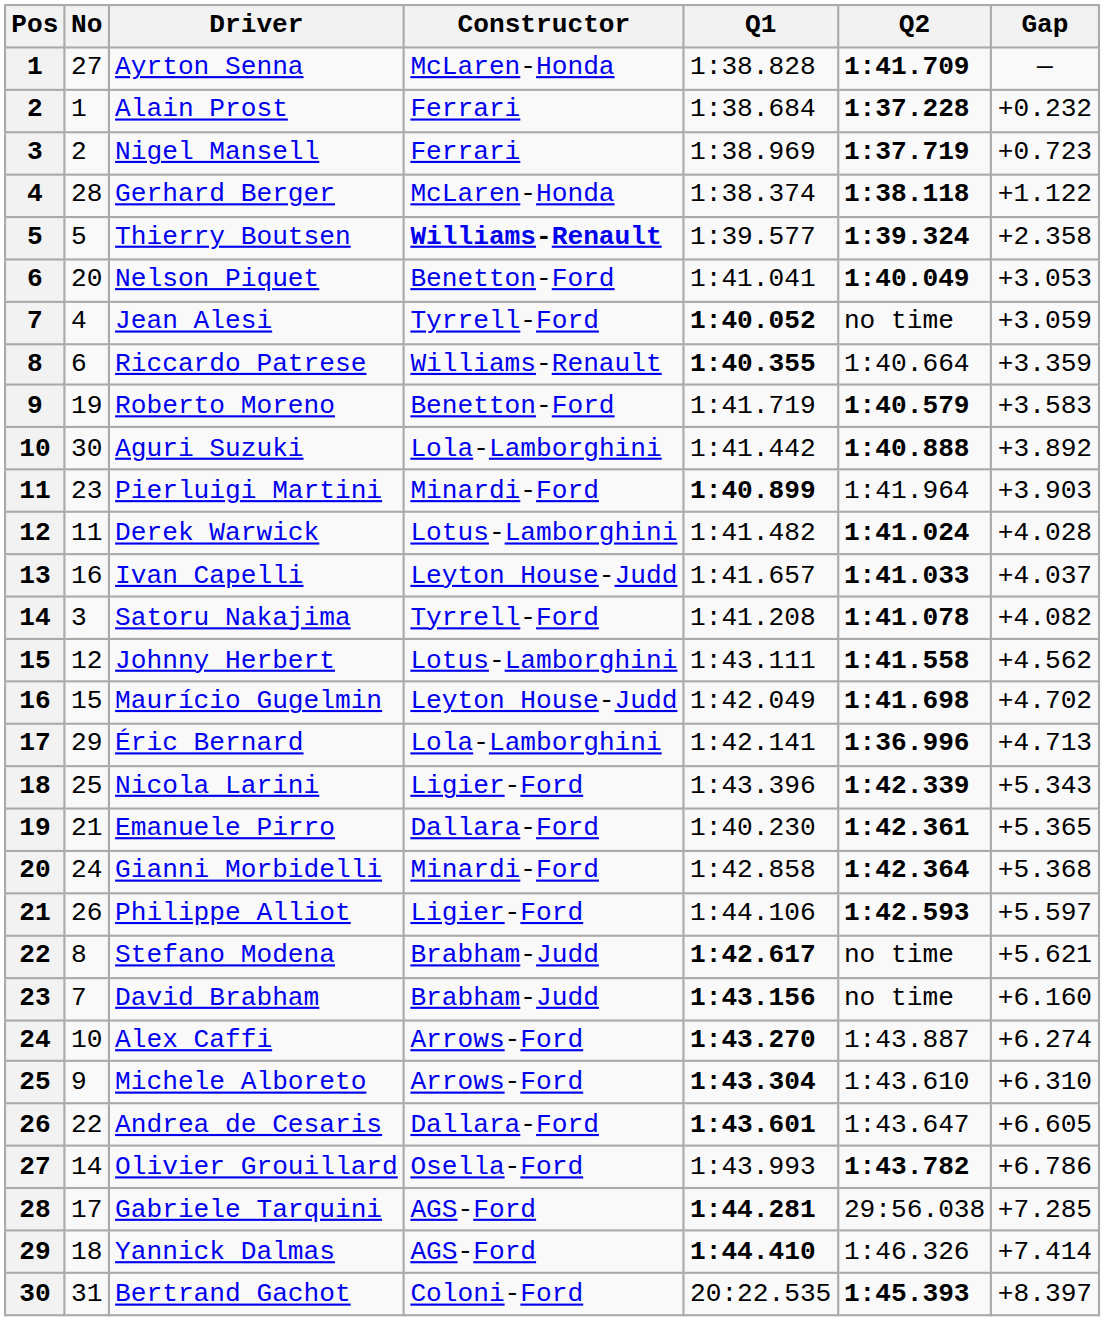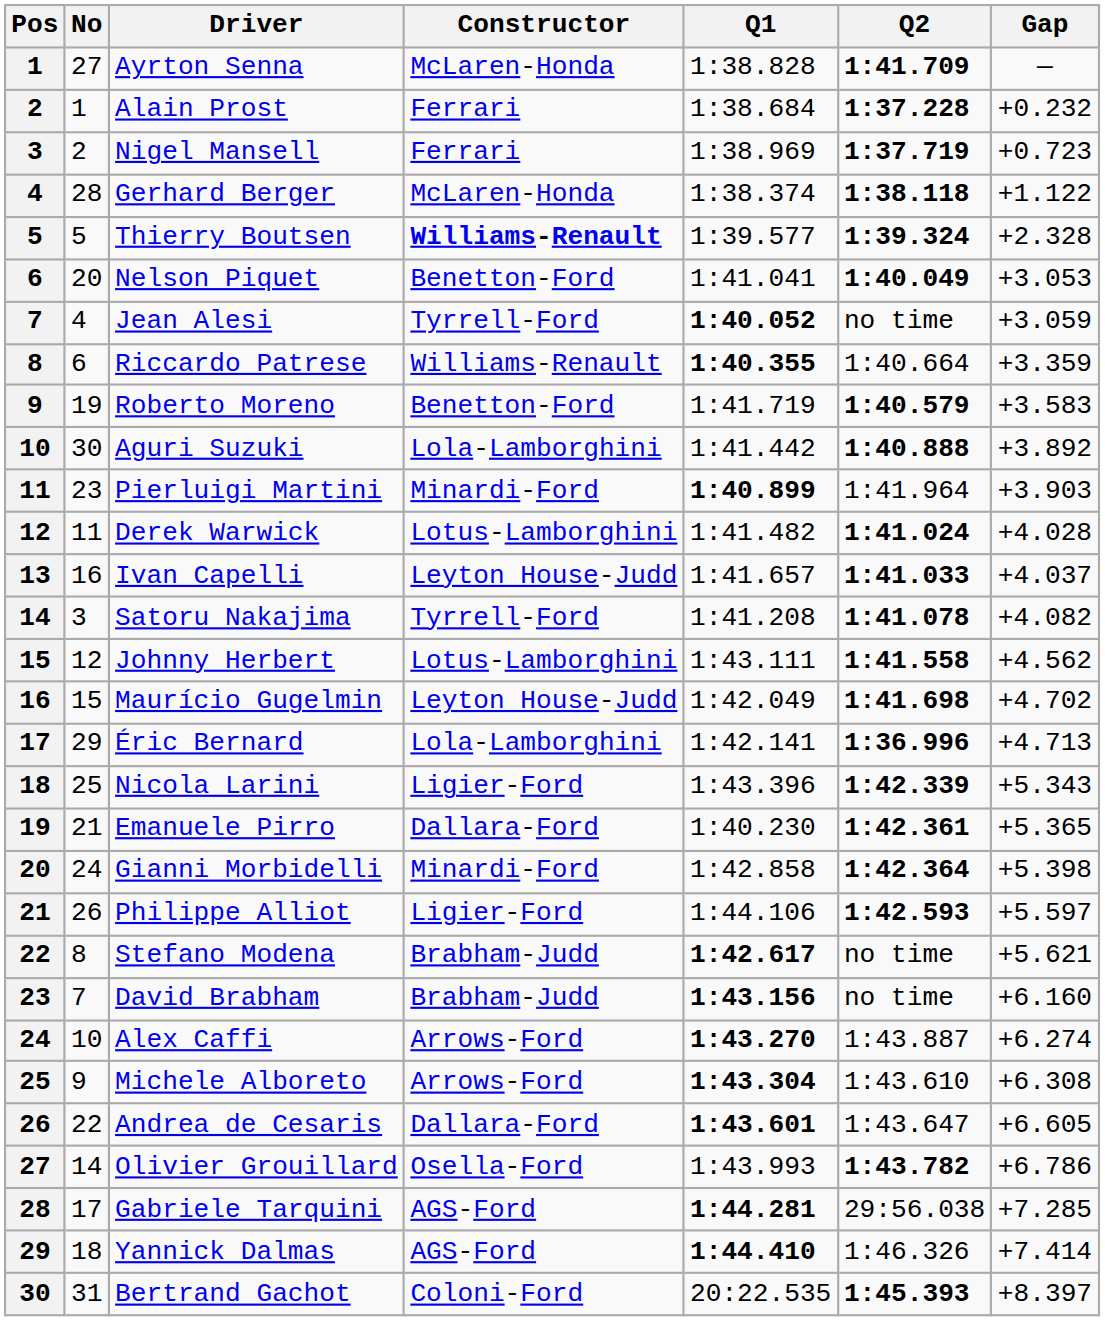(1045, 238) +2.358 -> (1045, 238) +2.328
(1045, 872) +5.368 -> (1045, 872) +5.398
(1045, 1083) +6.310 -> (1045, 1083) +6.308
